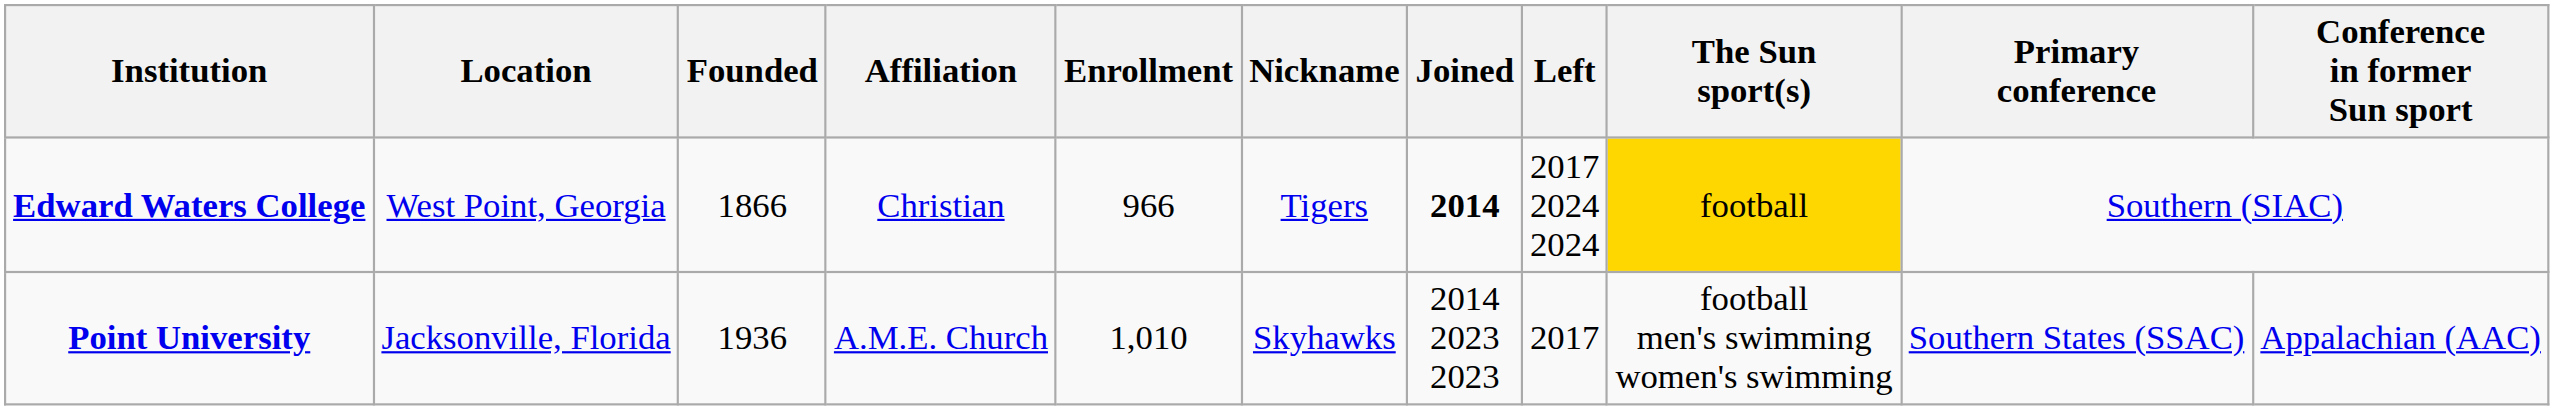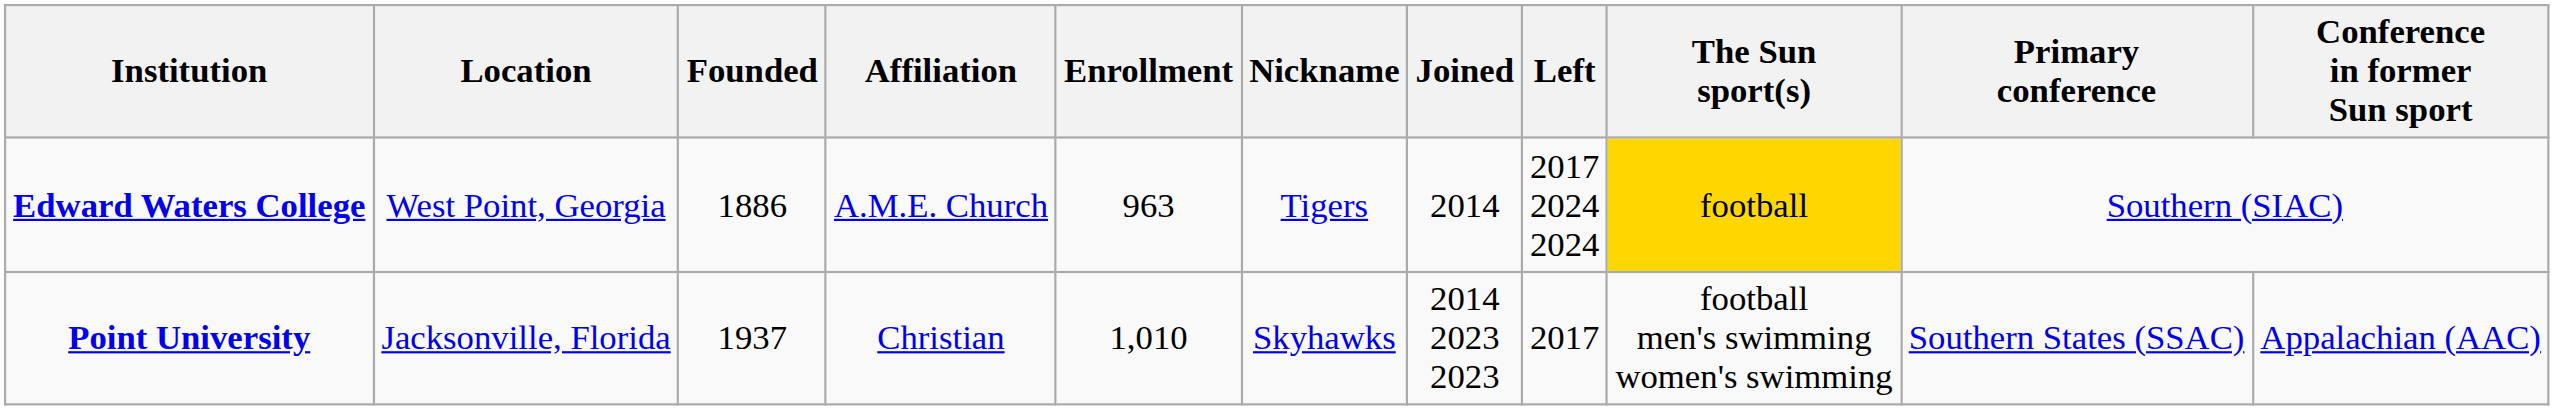(752, 204) 1866 -> (752, 204) 1886
(941, 204) Christian -> (941, 204) A.M.E. Church
(1149, 204) 966 -> (1149, 204) 963
(1465, 204) bold -> (1465, 204) normal
(752, 337) 1936 -> (752, 337) 1937
(941, 337) A.M.E. Church -> (941, 337) Christian
